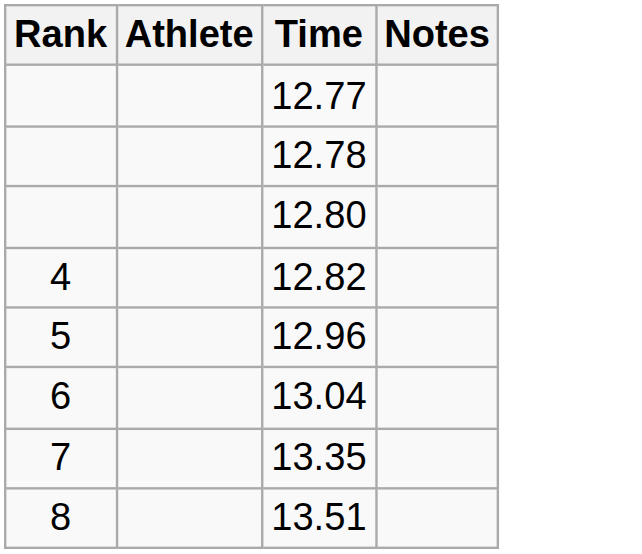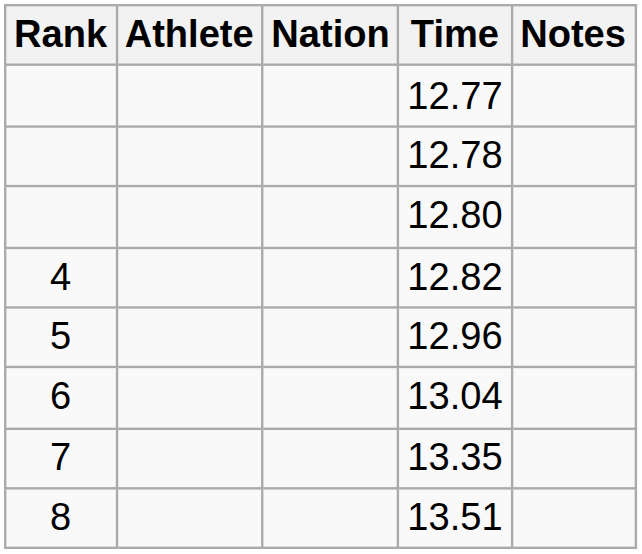+ column: (331, 34)
